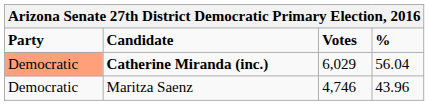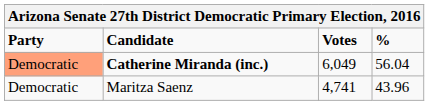(339, 64) 6,029 -> (339, 64) 6,049
(339, 87) 4,746 -> (339, 87) 4,741
